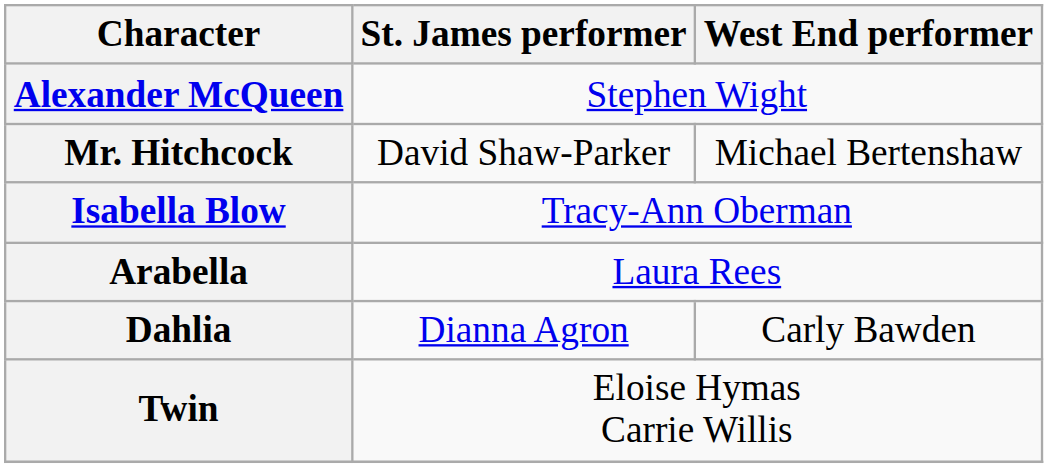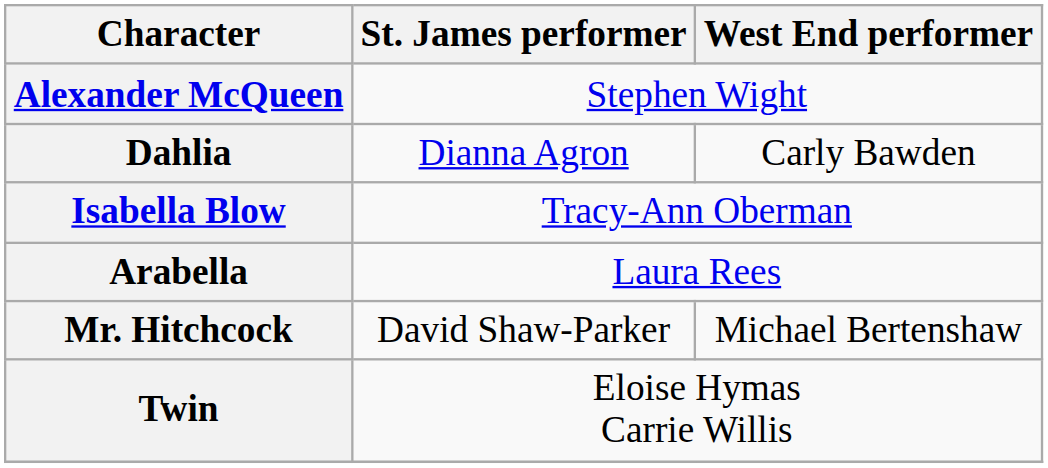rows swapped: (179, 329) <-> (179, 152)
